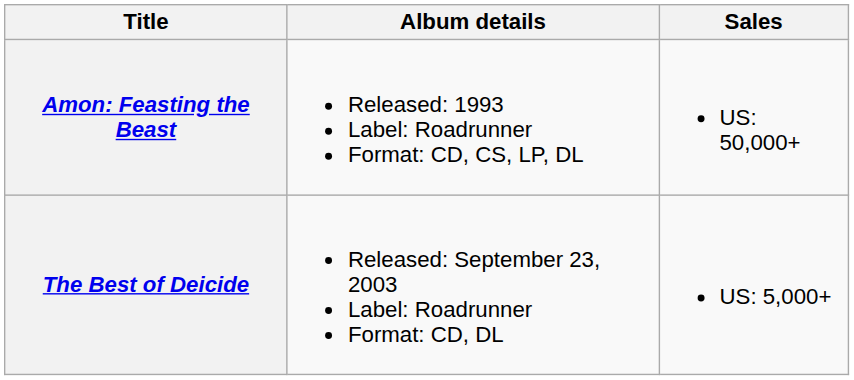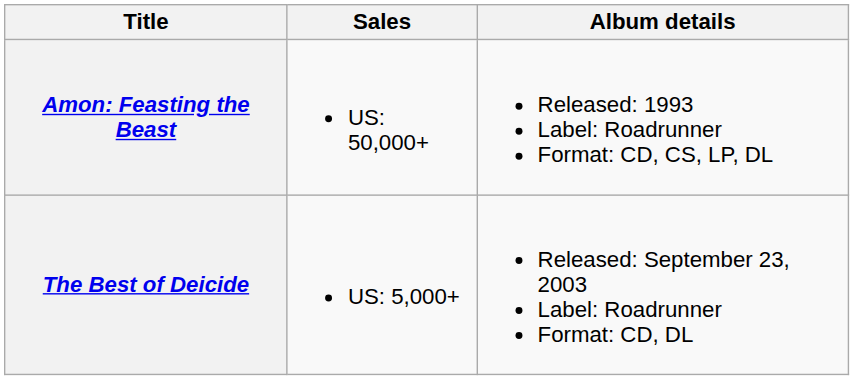columns swapped: (473, 22) <-> (754, 22)
